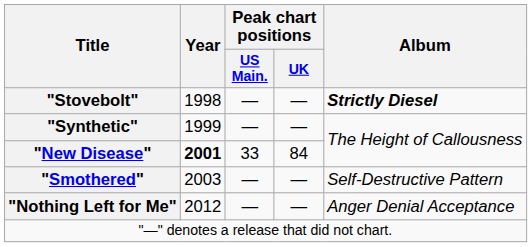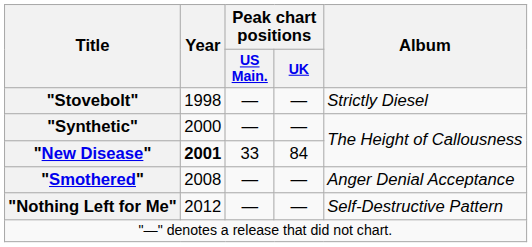(382, 100) bold -> (378, 100) normal
(203, 127) 1999 -> (203, 127) 2000
(203, 179) 2003 -> (203, 179) 2008
(415, 179) Self-Destructive Pattern -> (421, 179) Anger Denial Acceptance
(421, 206) Anger Denial Acceptance -> (415, 206) Self-Destructive Pattern
